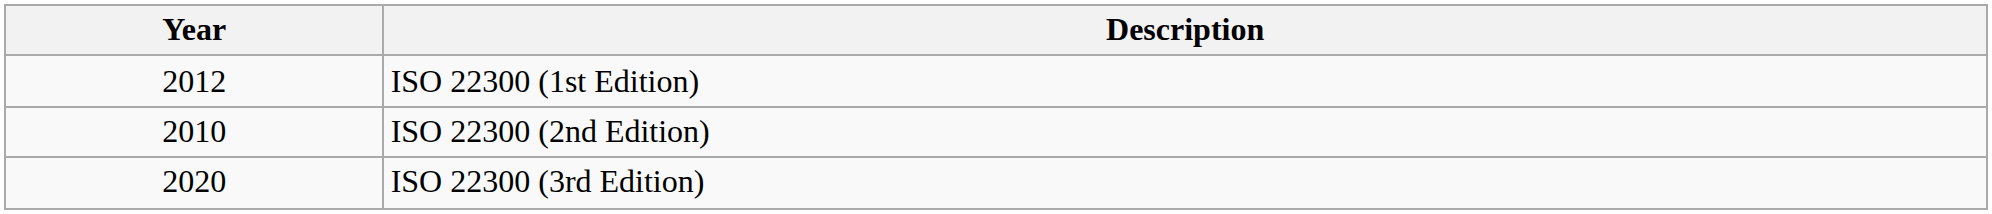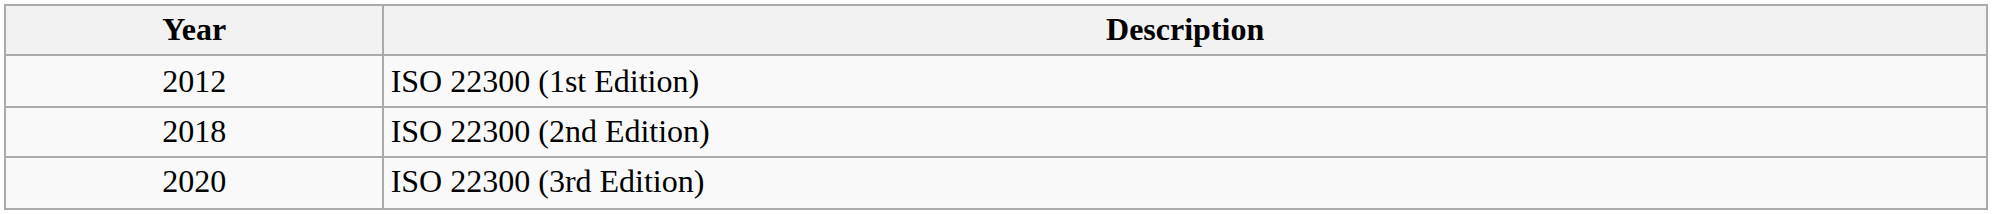(194, 131) 2010 -> (194, 131) 2018
